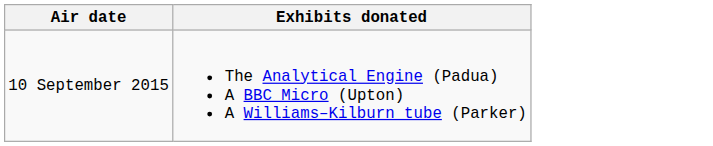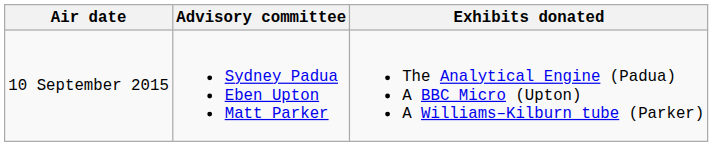+ column: (261, 17)
